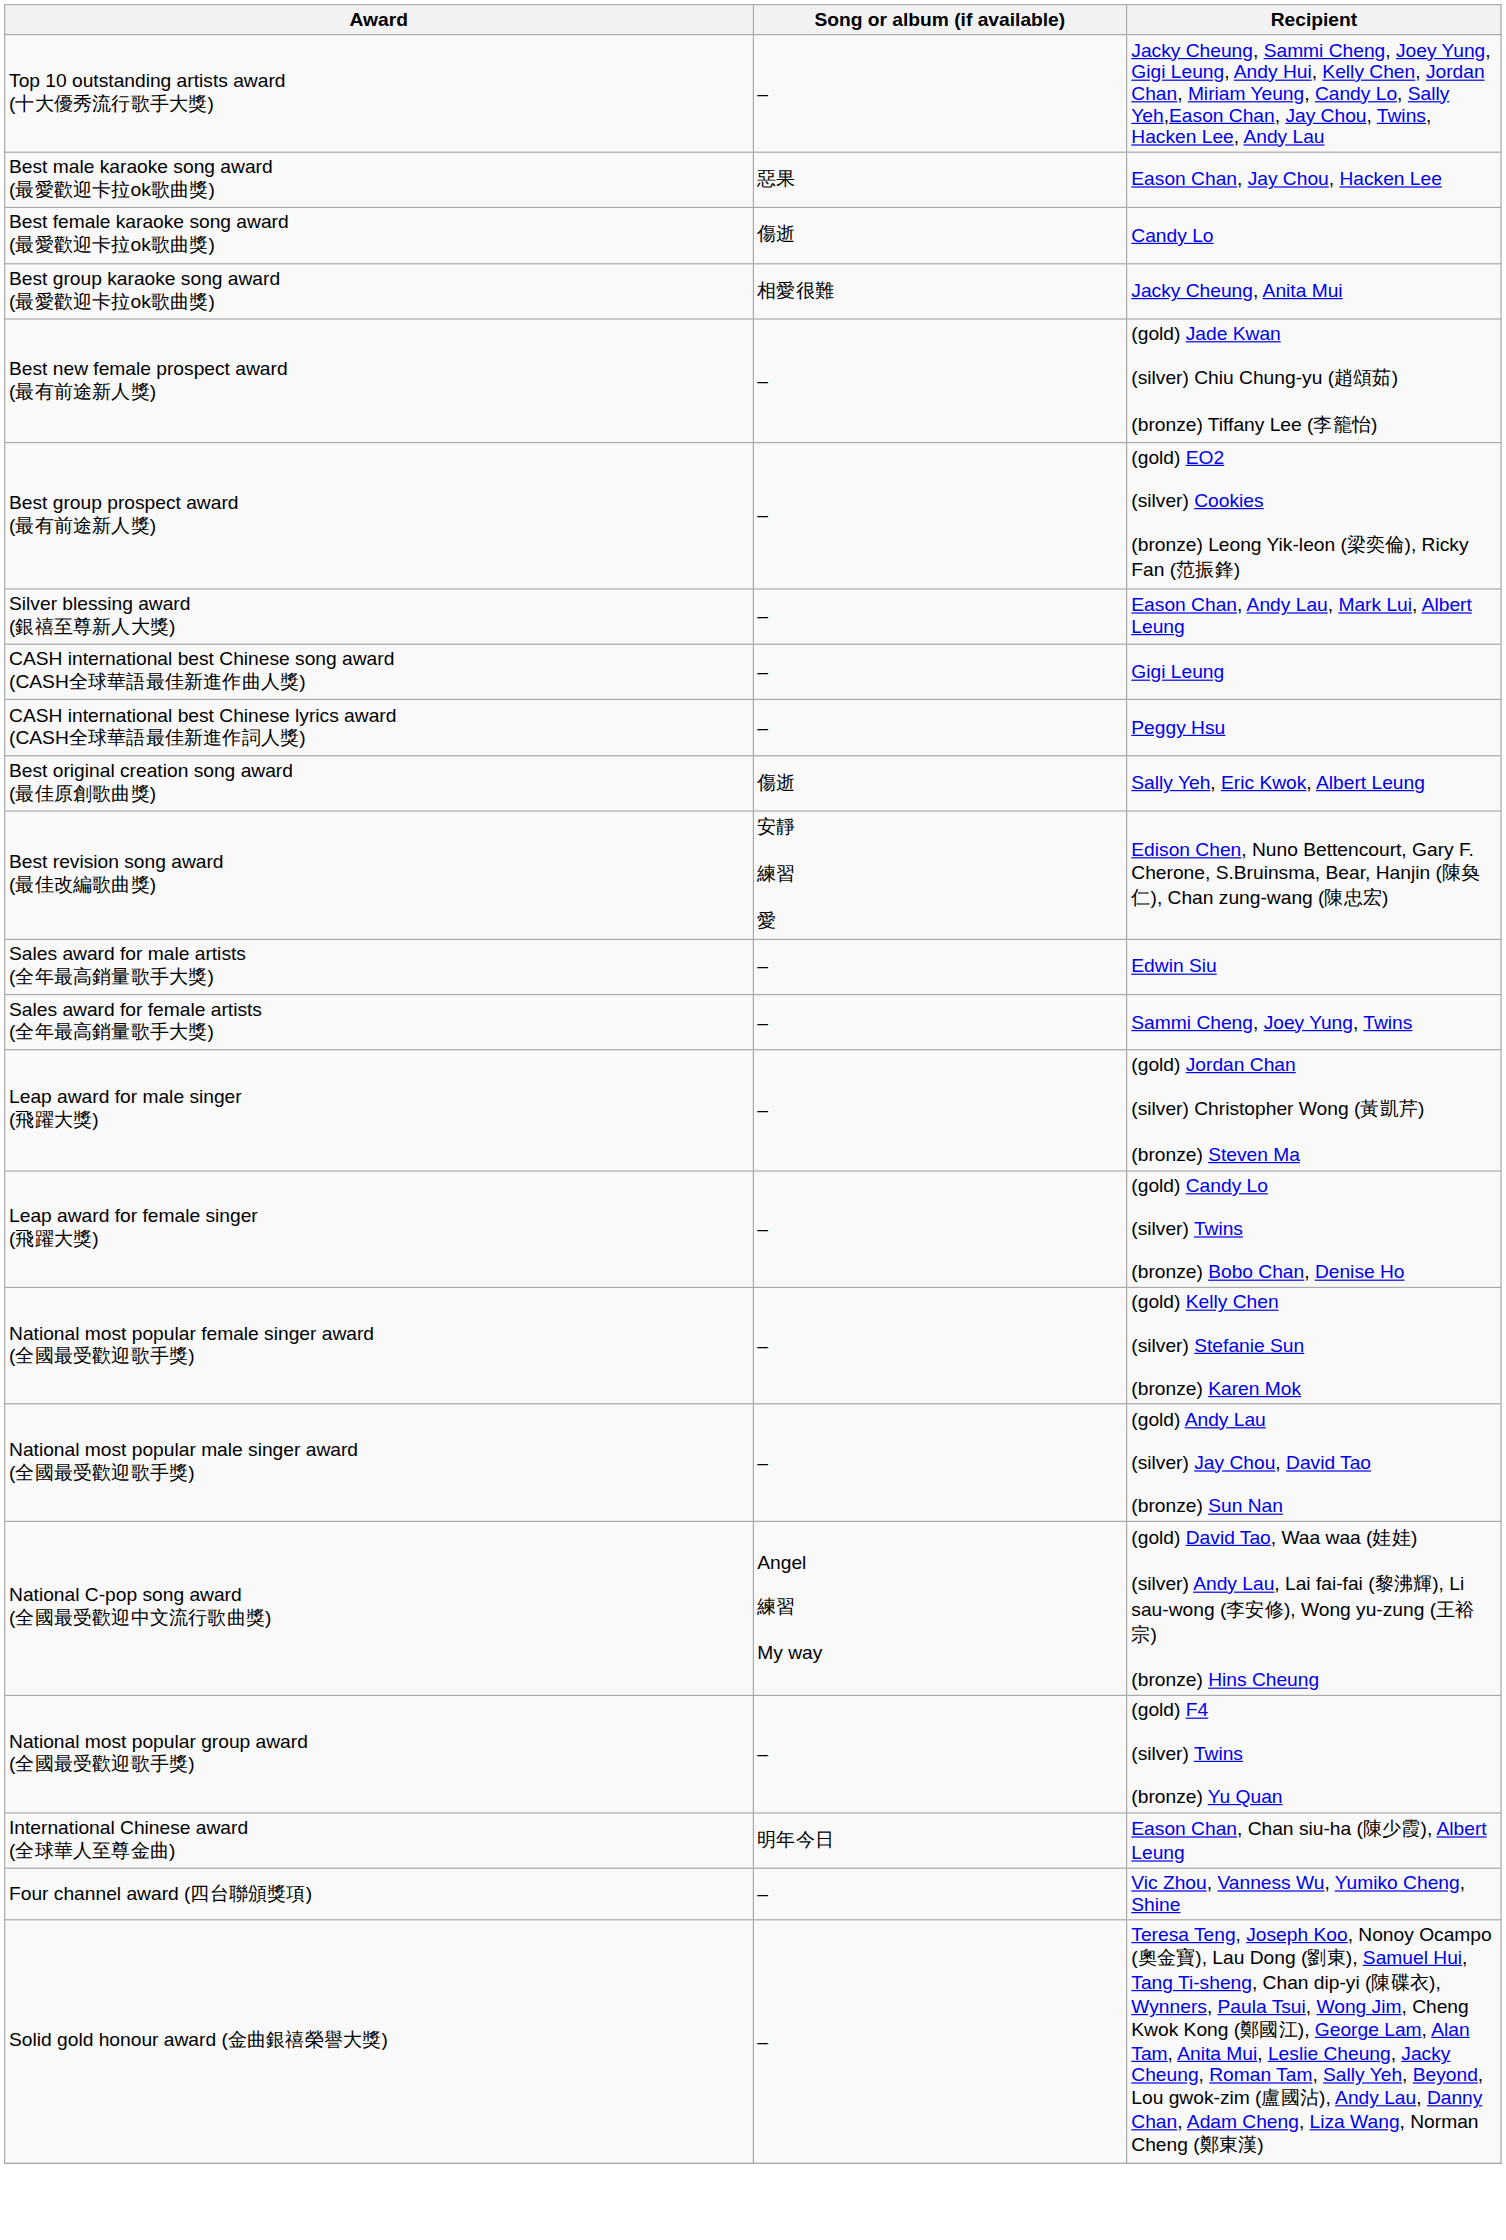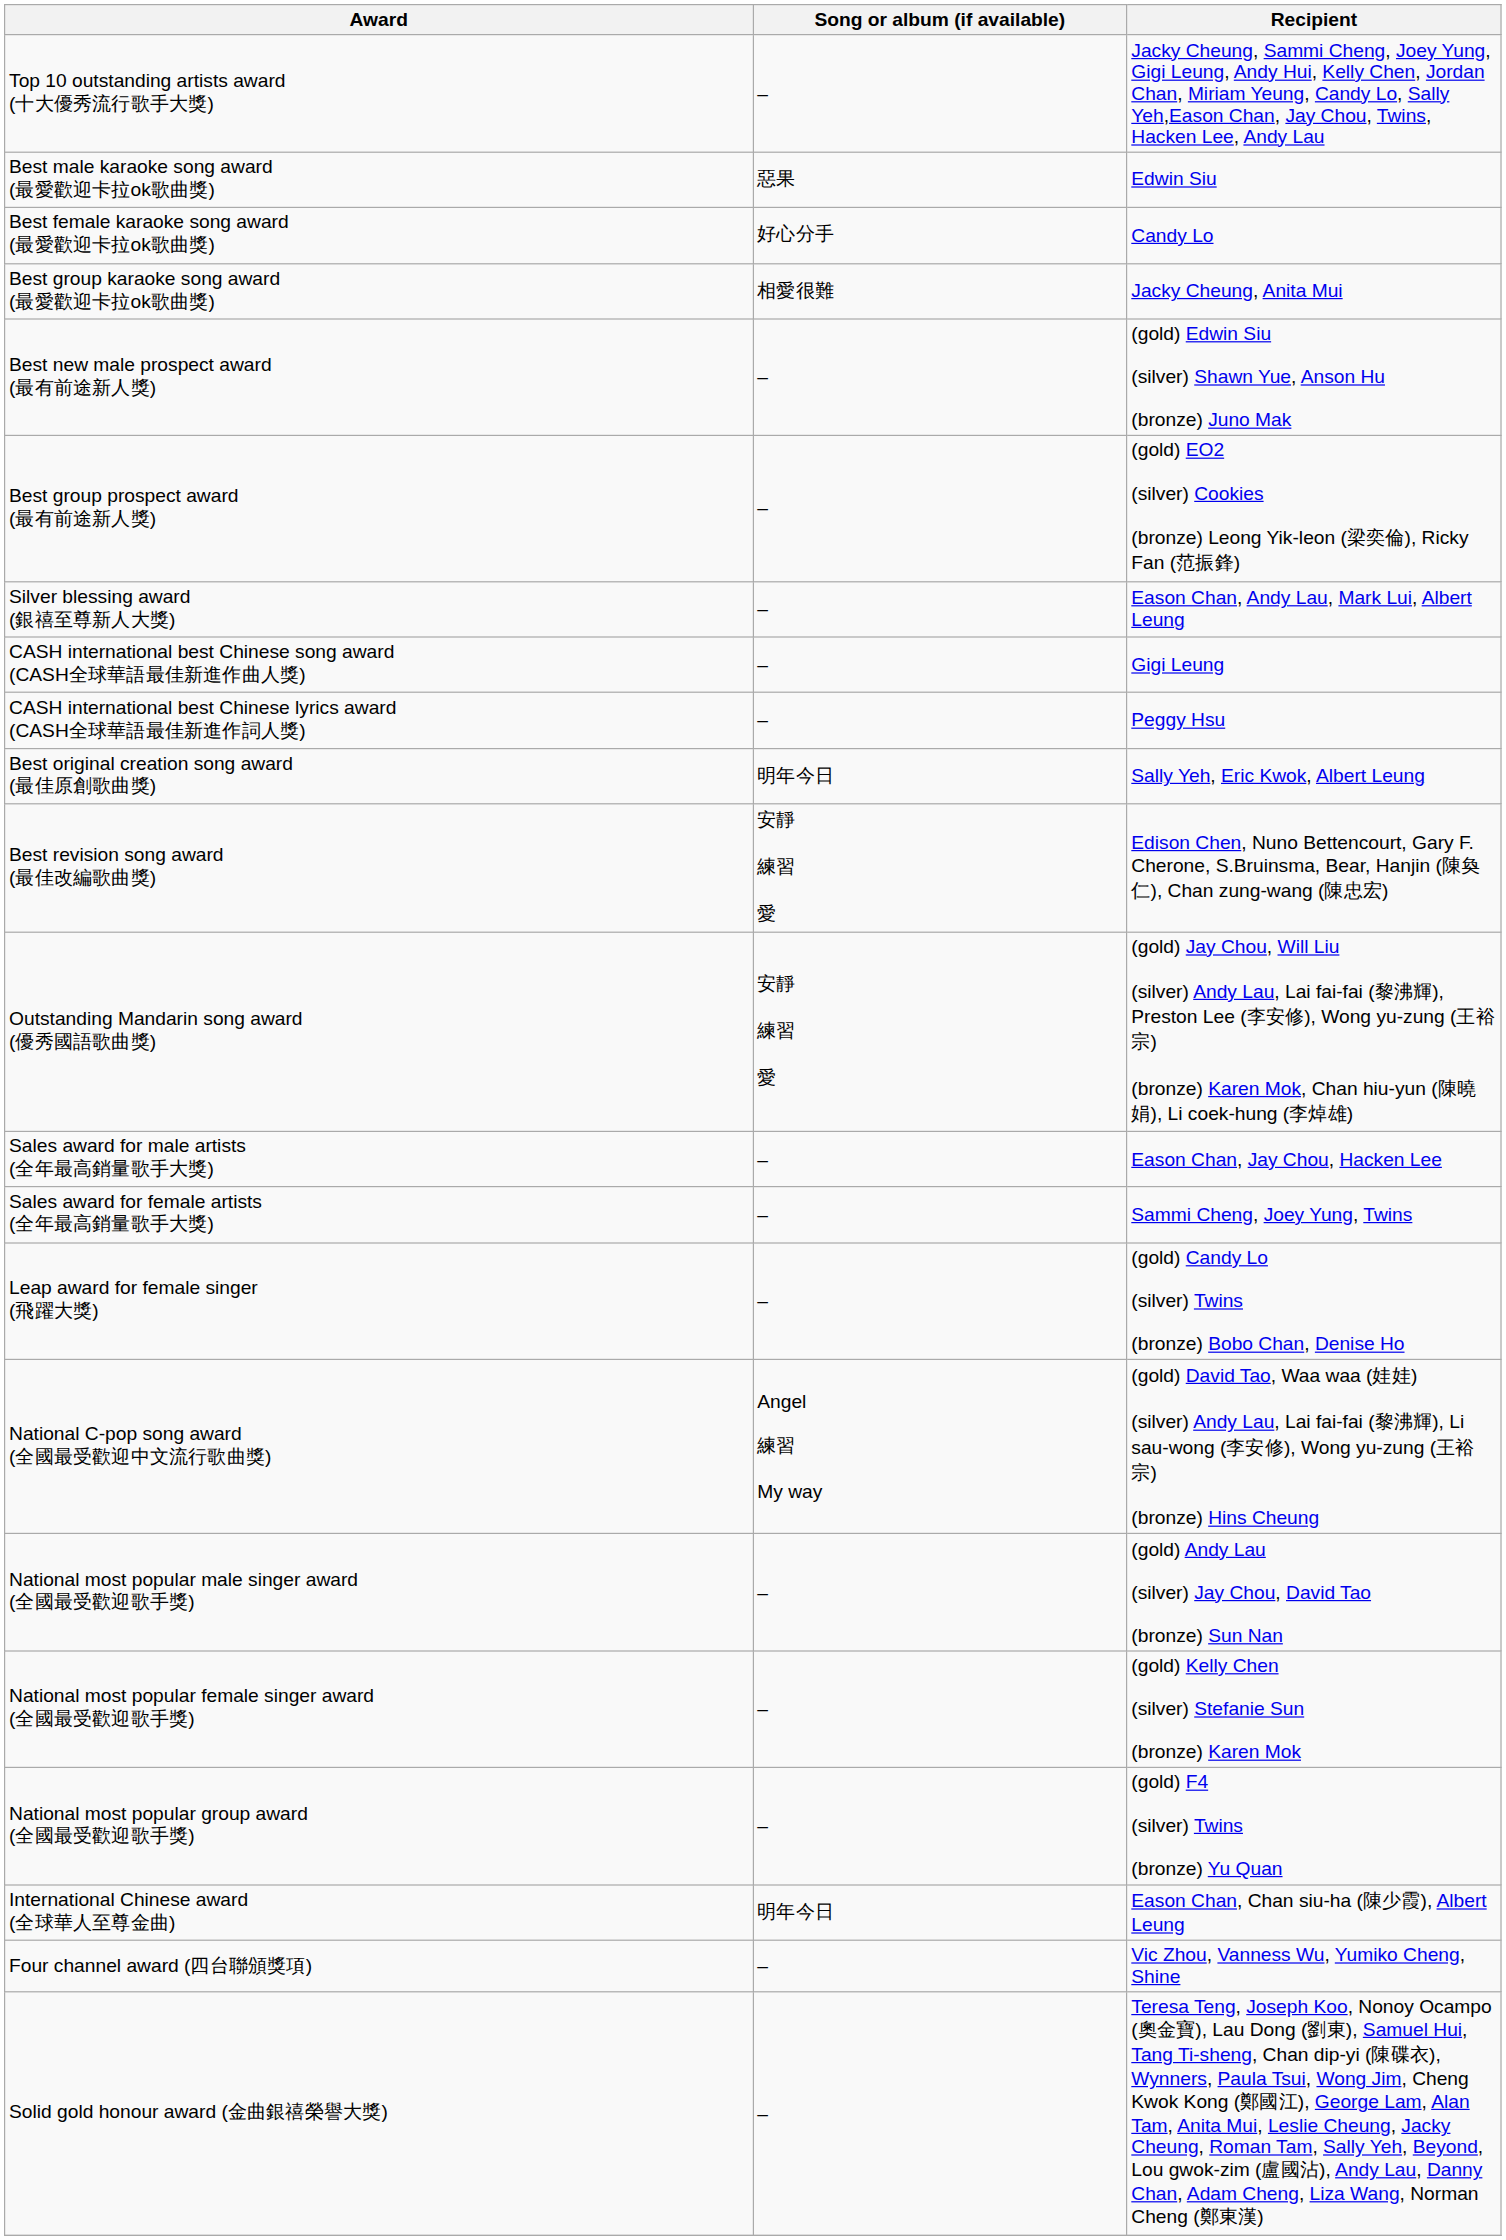(1287, 179) Eason Chan, Jay Chou, Hacken Lee -> (1174, 179) Edwin Siu
(776, 234) 傷逝 -> (796, 234) 好心分手
+ row: (140, 375)
- row: (148, 379)
(776, 782) 傷逝 -> (796, 775) 明年今日
+ row: (156, 1030)
(1174, 966) Edwin Siu -> (1287, 1158) Eason Chan, Jay Chou, Hacken Lee
- row: (125, 1109)
rows swapped: (140, 1607) <-> (192, 1344)
